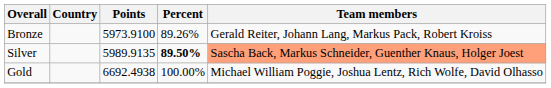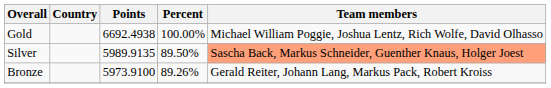rows swapped: (20, 72) <-> (25, 33)
(181, 53) bold -> (180, 53) normal
